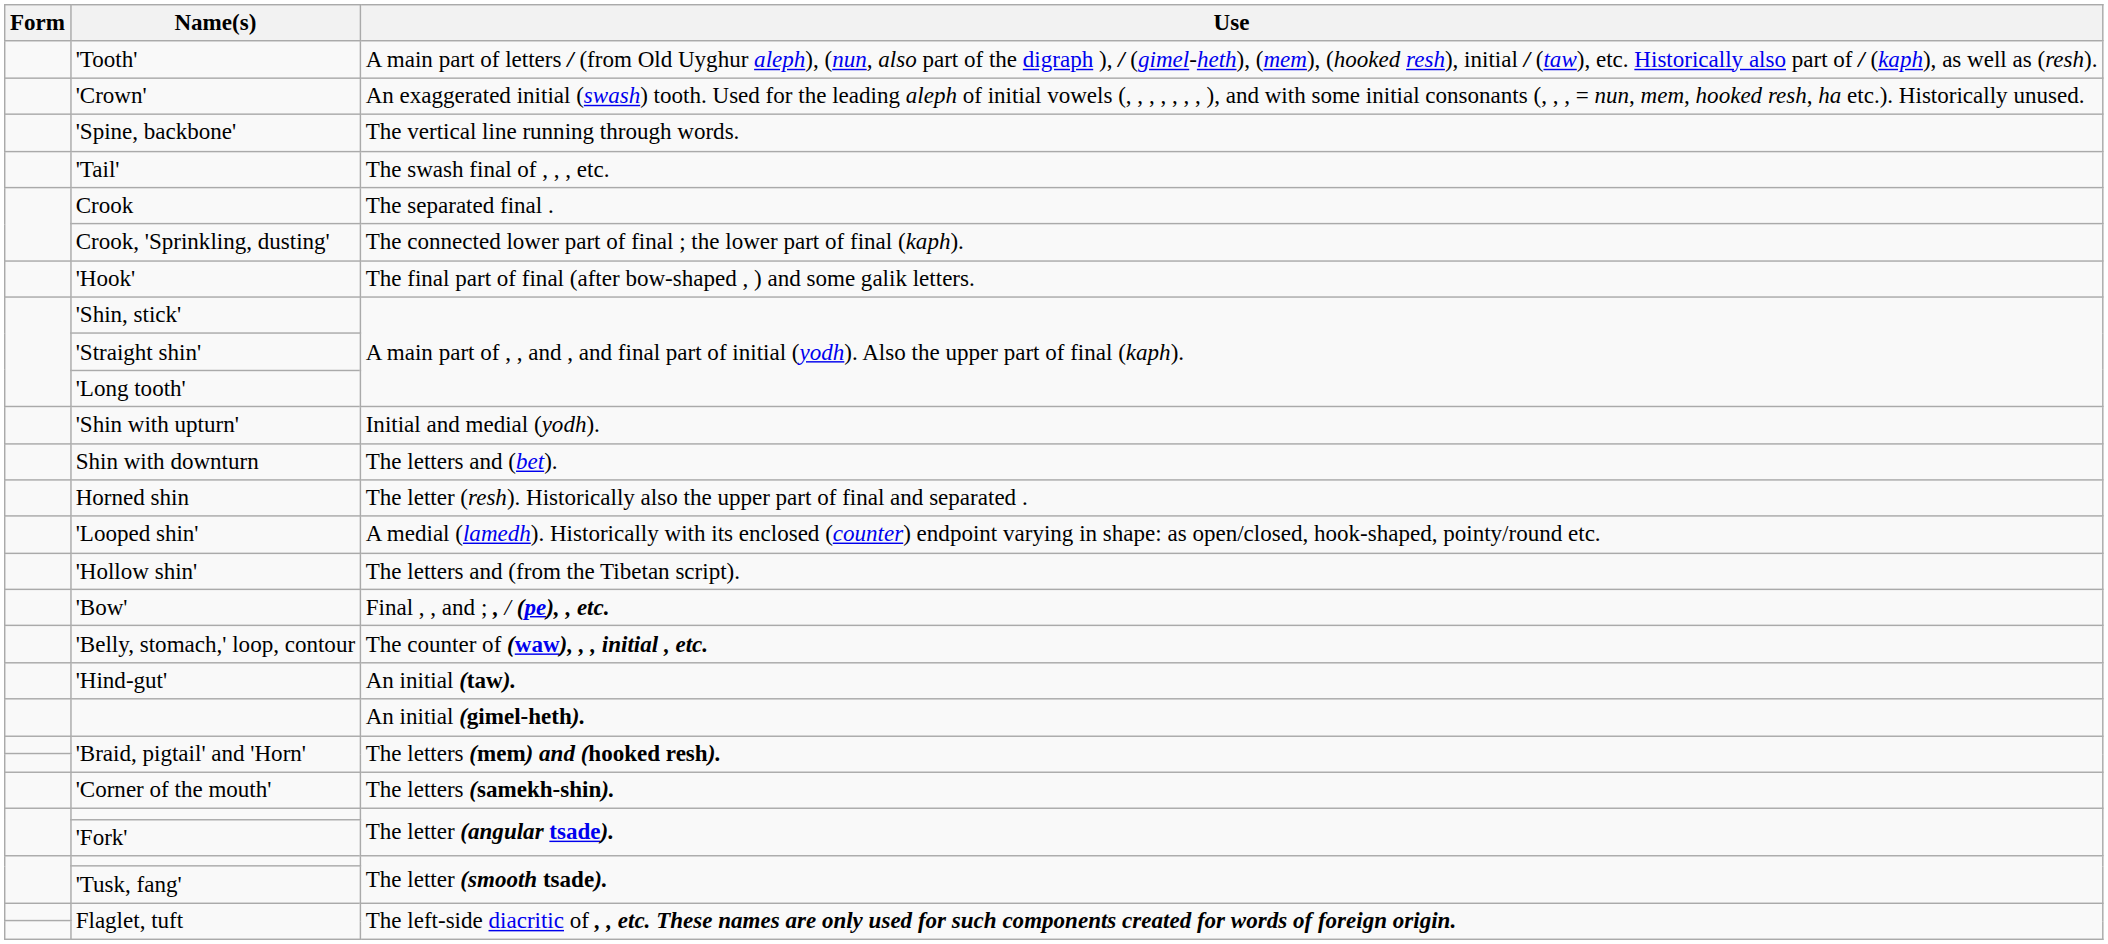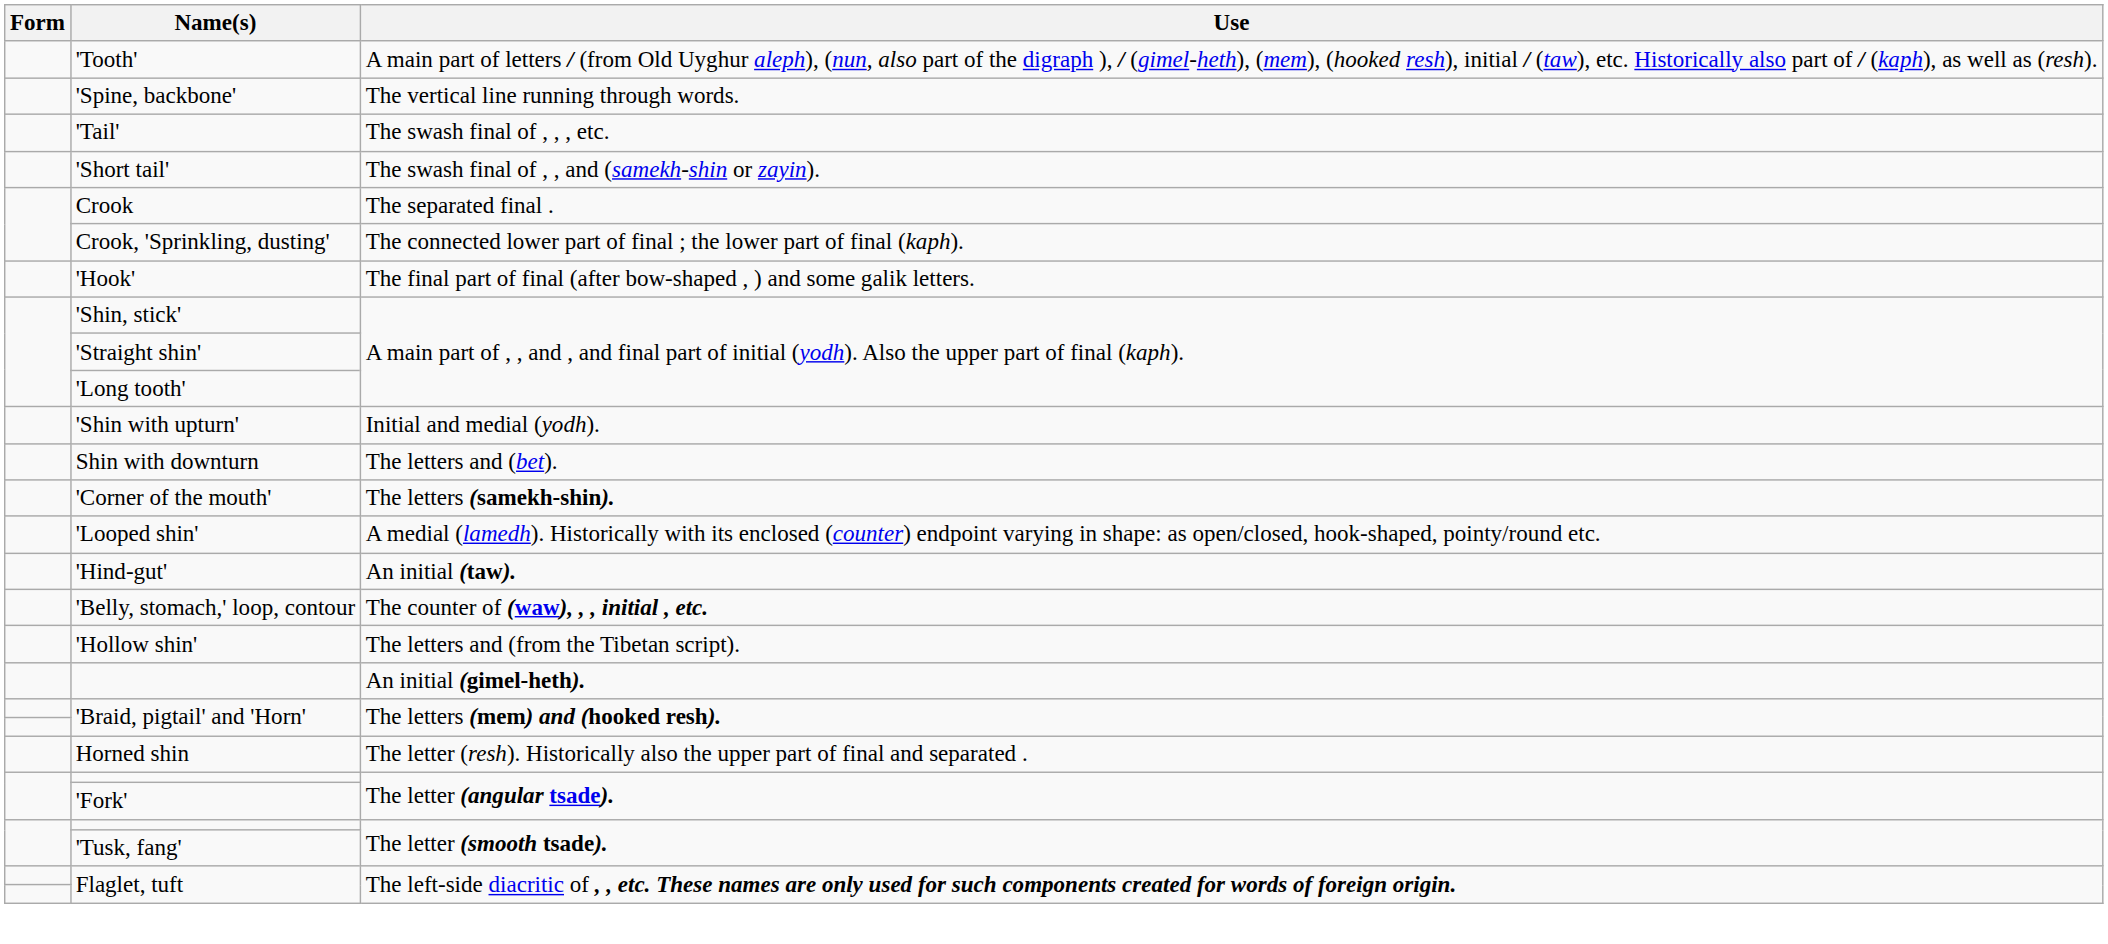- row: (111, 95)
+ row: (122, 168)
rows swapped: (132, 497) <-> (174, 790)
rows swapped: (136, 570) <-> (121, 680)
- row: (102, 607)
